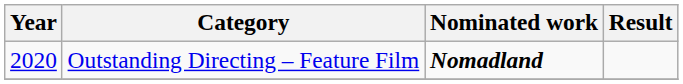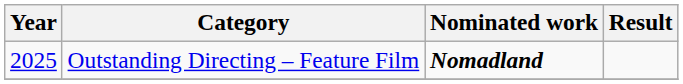(33, 60) 2020 -> (33, 60) 2025
